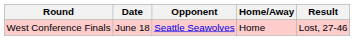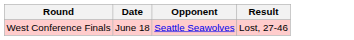- column: (267, 12)
